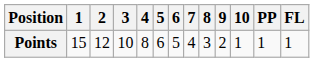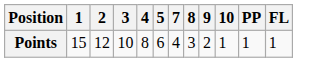- column: (176, 17)
